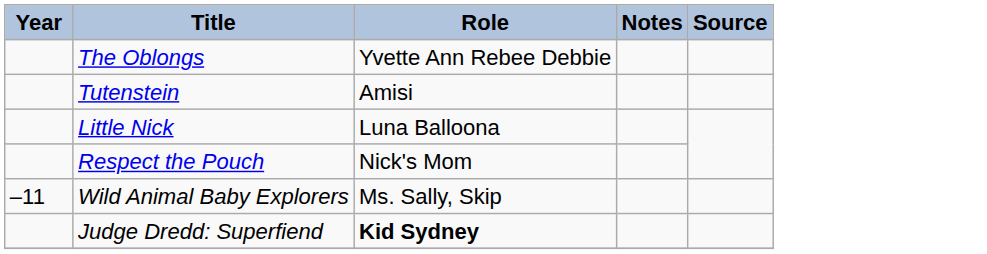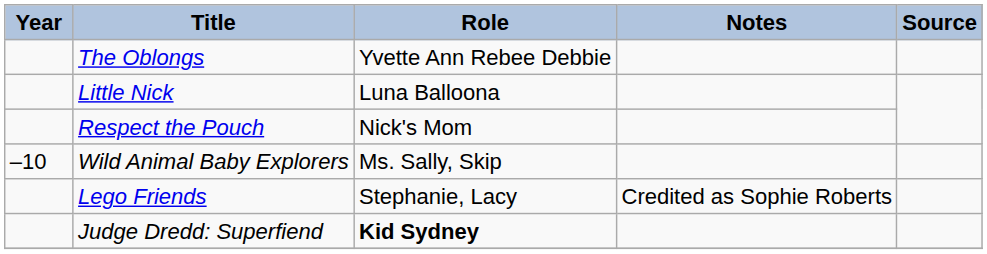- row: (129, 92)
(27, 197) –11 -> (28, 162) –10
+ row: (142, 197)
